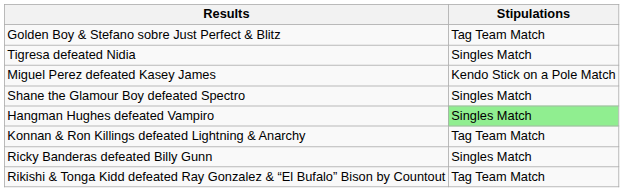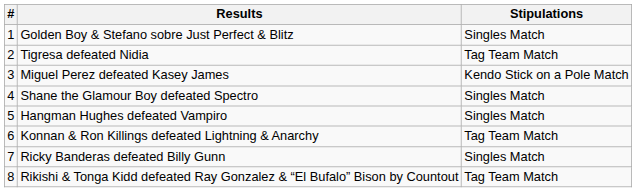+ column: (11, 14)
(498, 34) Tag Team Match -> (505, 34) Singles Match
(492, 55) Singles Match -> (511, 55) Tag Team Match
(492, 116) lightgreen background -> (505, 116) no background
